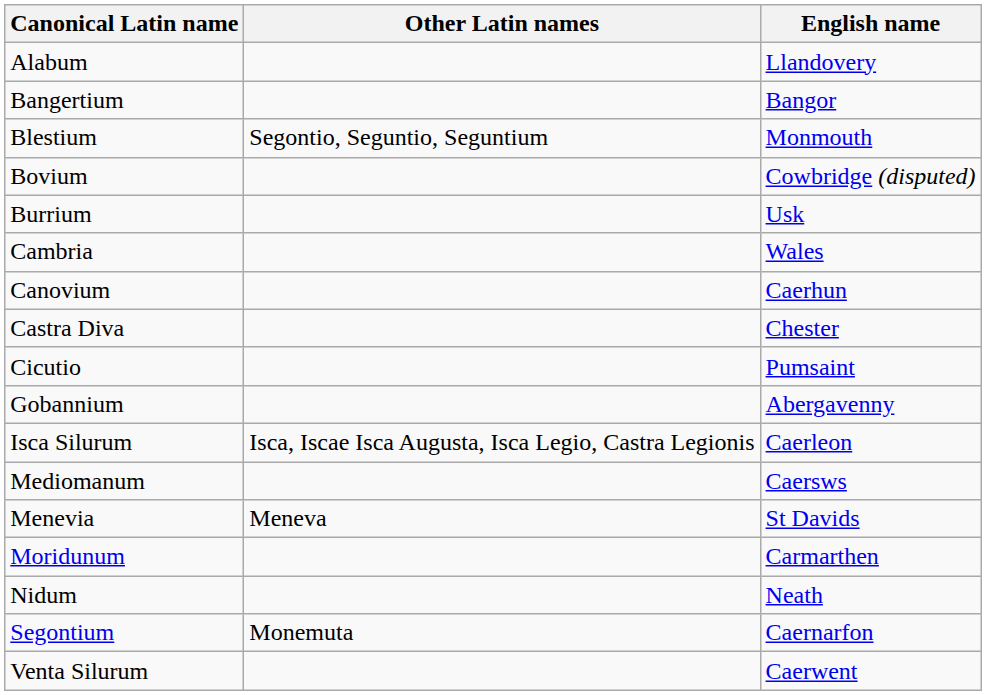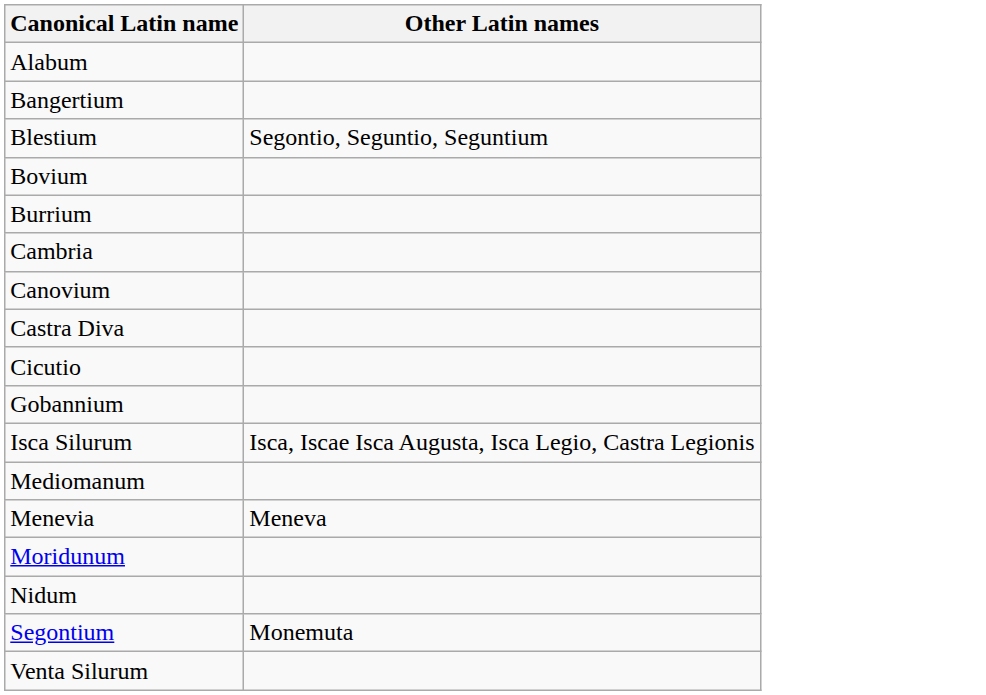- column: (871, 23)
